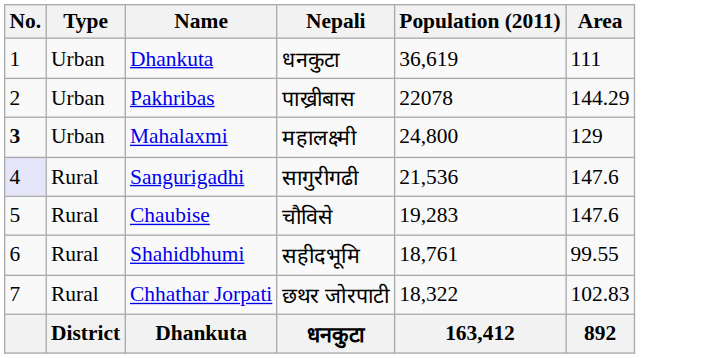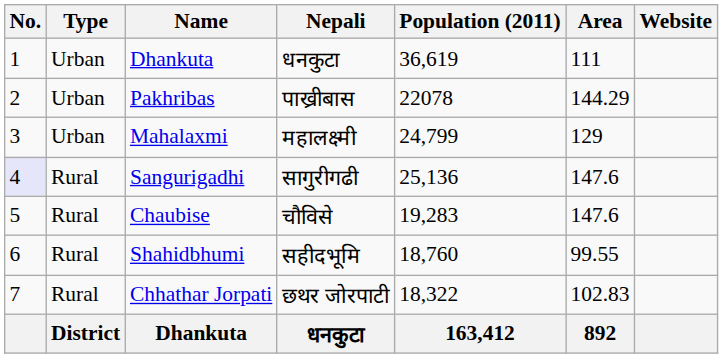+ column: (676, 21)
(15, 136) bold -> (15, 136) normal
(429, 136) 24,800 -> (429, 136) 24,799
(429, 176) 21,536 -> (429, 176) 25,136
(429, 254) 18,761 -> (429, 254) 18,760
